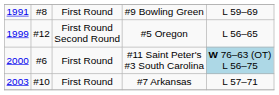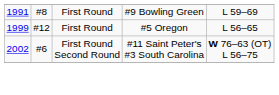(87, 33) First Round Second Round -> (87, 28) First Round
(18, 60) 2000 -> (18, 49) 2002
(87, 60) First Round -> (87, 49) First Round Second Round
(240, 60) lightblue background -> (240, 49) no background
- row: (164, 81)
